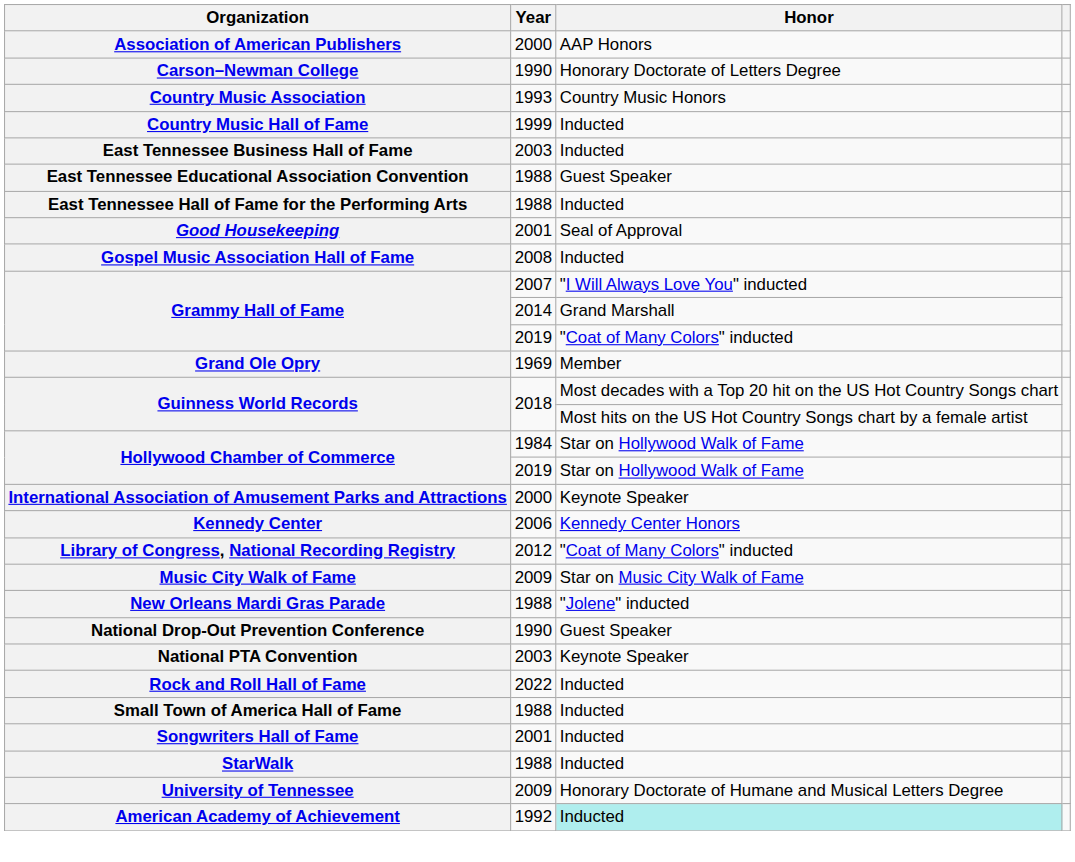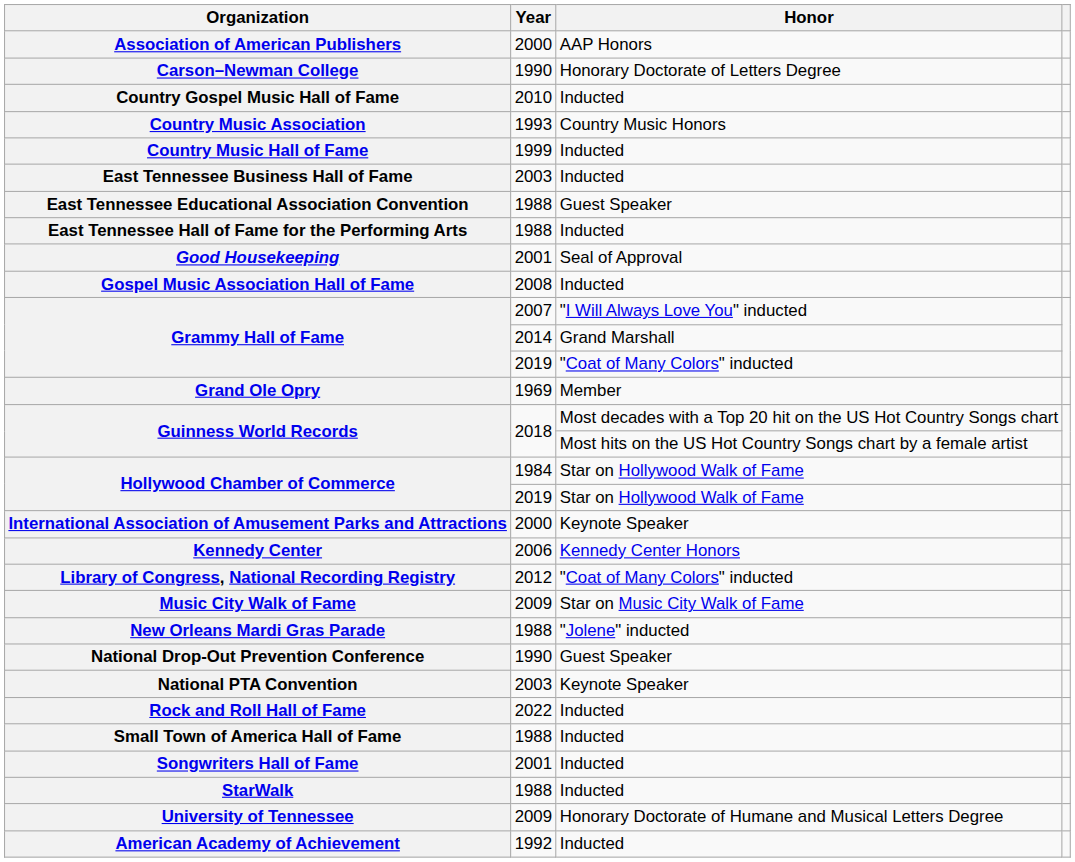+ row: (258, 97)
(592, 817) paleturquoise background -> (592, 843) no background
